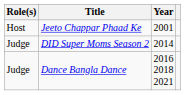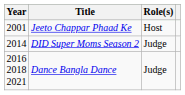columns swapped: (163, 12) <-> (21, 12)
